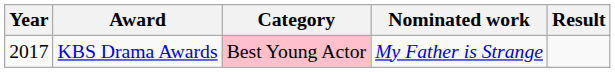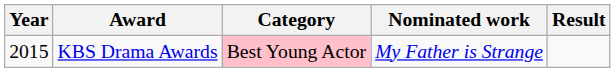(29, 51) 2017 -> (29, 51) 2015
